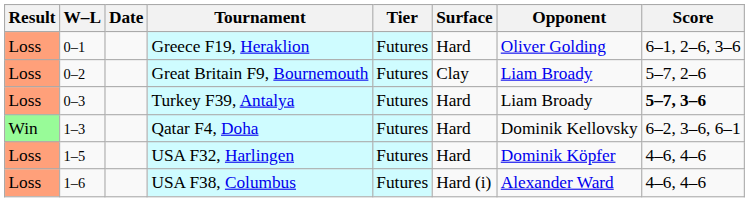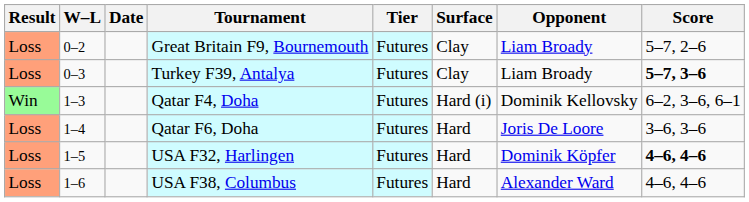- row: (230, 45)
(453, 100) Hard -> (452, 73) Clay
(453, 127) Hard -> (464, 100) Hard (i)
+ row: (205, 127)
(676, 155) normal -> (676, 155) bold
(464, 182) Hard (i) -> (453, 182) Hard
